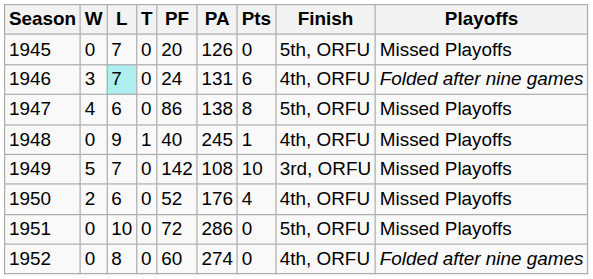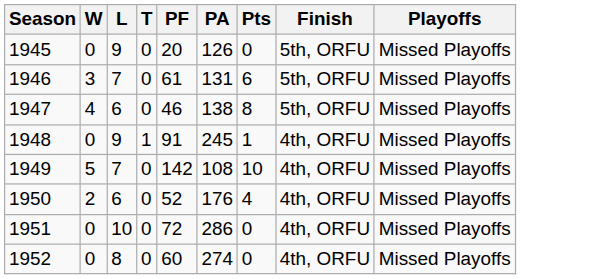(117, 49) 7 -> (117, 49) 9
(117, 79) paleturquoise background -> (117, 79) no background
(172, 79) 24 -> (172, 79) 61
(325, 79) 4th, ORFU -> (325, 79) 5th, ORFU
(482, 79) Folded after nine games -> (445, 79) Missed Playoffs
(172, 109) 86 -> (172, 109) 46
(172, 139) 40 -> (172, 139) 91
(325, 169) 3rd, ORFU -> (325, 169) 4th, ORFU
(325, 229) 5th, ORFU -> (325, 229) 4th, ORFU
(482, 259) Folded after nine games -> (445, 259) Missed Playoffs
